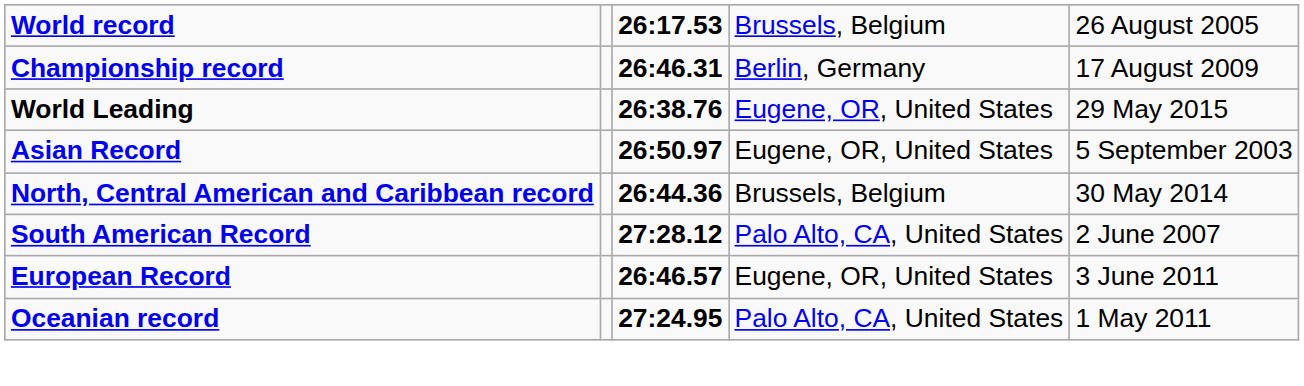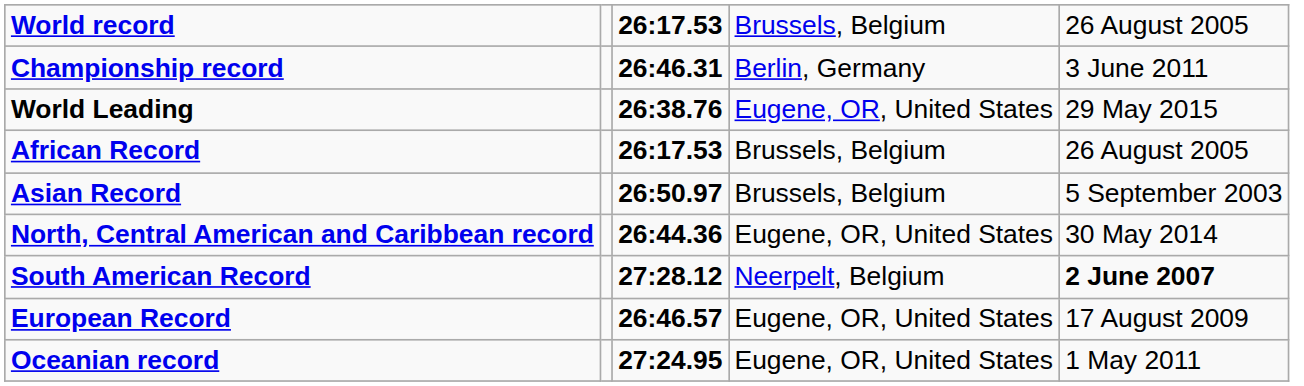(1167, 67) 17 August 2009 -> (1137, 67) 3 June 2011
+ row: (106, 151)
(894, 151) Eugene, OR, United States -> (840, 192) Brussels, Belgium
(840, 192) Brussels, Belgium -> (894, 234) Eugene, OR, United States
(899, 234) Palo Alto, CA, United States -> (839, 276) Neerpelt, Belgium
(1148, 234) normal -> (1140, 276) bold
(1147, 276) 3 June 2011 -> (1157, 318) 17 August 2009
(899, 318) Palo Alto, CA, United States -> (894, 360) Eugene, OR, United States
